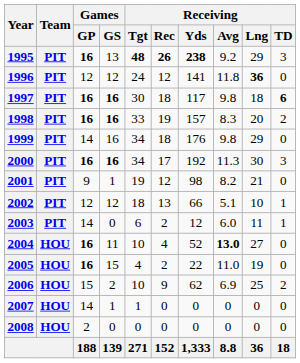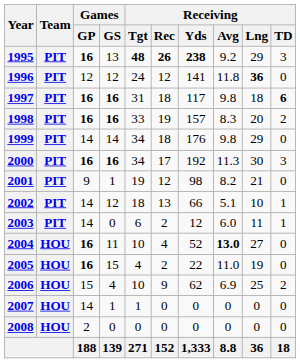(138, 98) 30 -> (138, 98) 31
(112, 139) 16 -> (112, 139) 14
(86, 202) 12 -> (86, 202) 14
(112, 285) 2 -> (112, 285) 4
